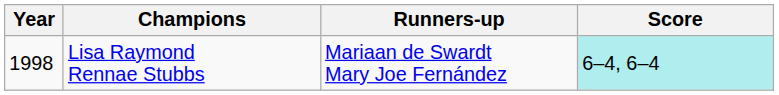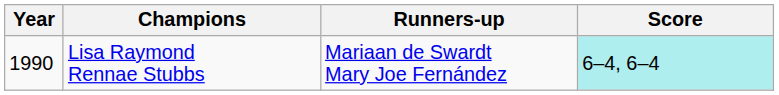(31, 62) 1998 -> (31, 62) 1990
